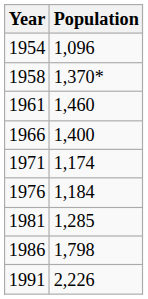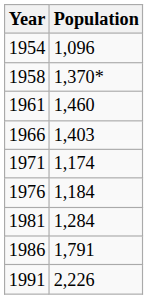(74, 134) 1,400 -> (74, 134) 1,403
(74, 221) 1,285 -> (74, 221) 1,284
(74, 250) 1,798 -> (74, 250) 1,791
